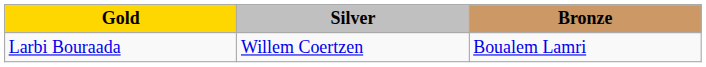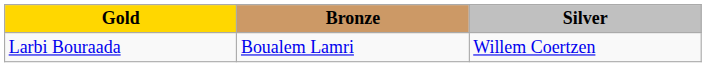columns swapped: (353, 18) <-> (585, 18)
